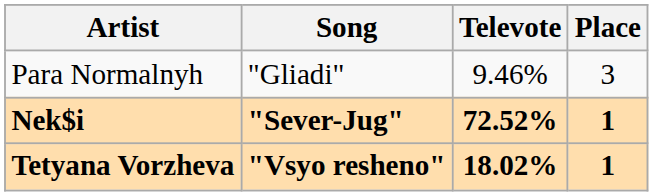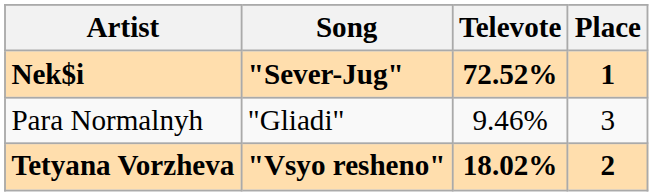rows swapped: (48, 119) <-> (107, 73)
(608, 166) 1 -> (608, 166) 2
